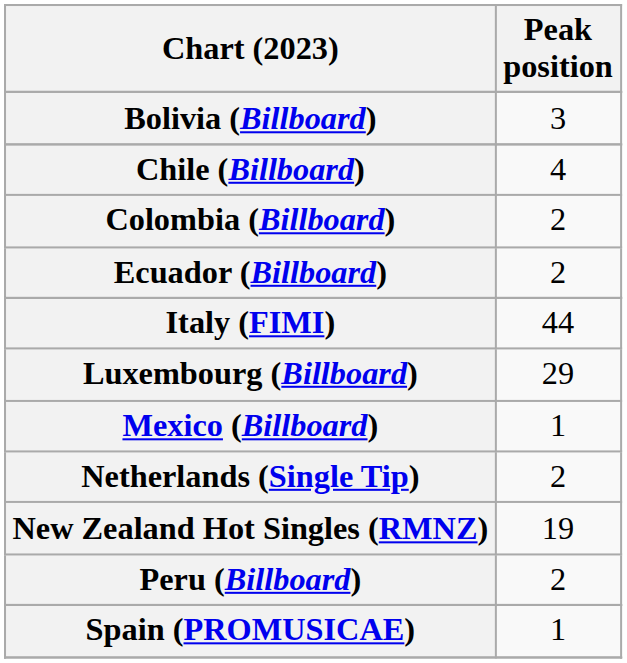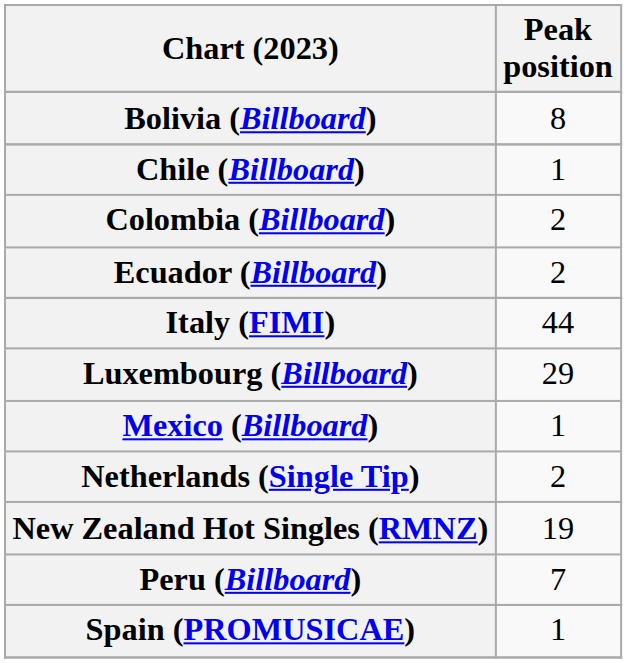(558, 117) 3 -> (558, 117) 8
(558, 169) 4 -> (558, 169) 1
(558, 579) 2 -> (558, 579) 7
